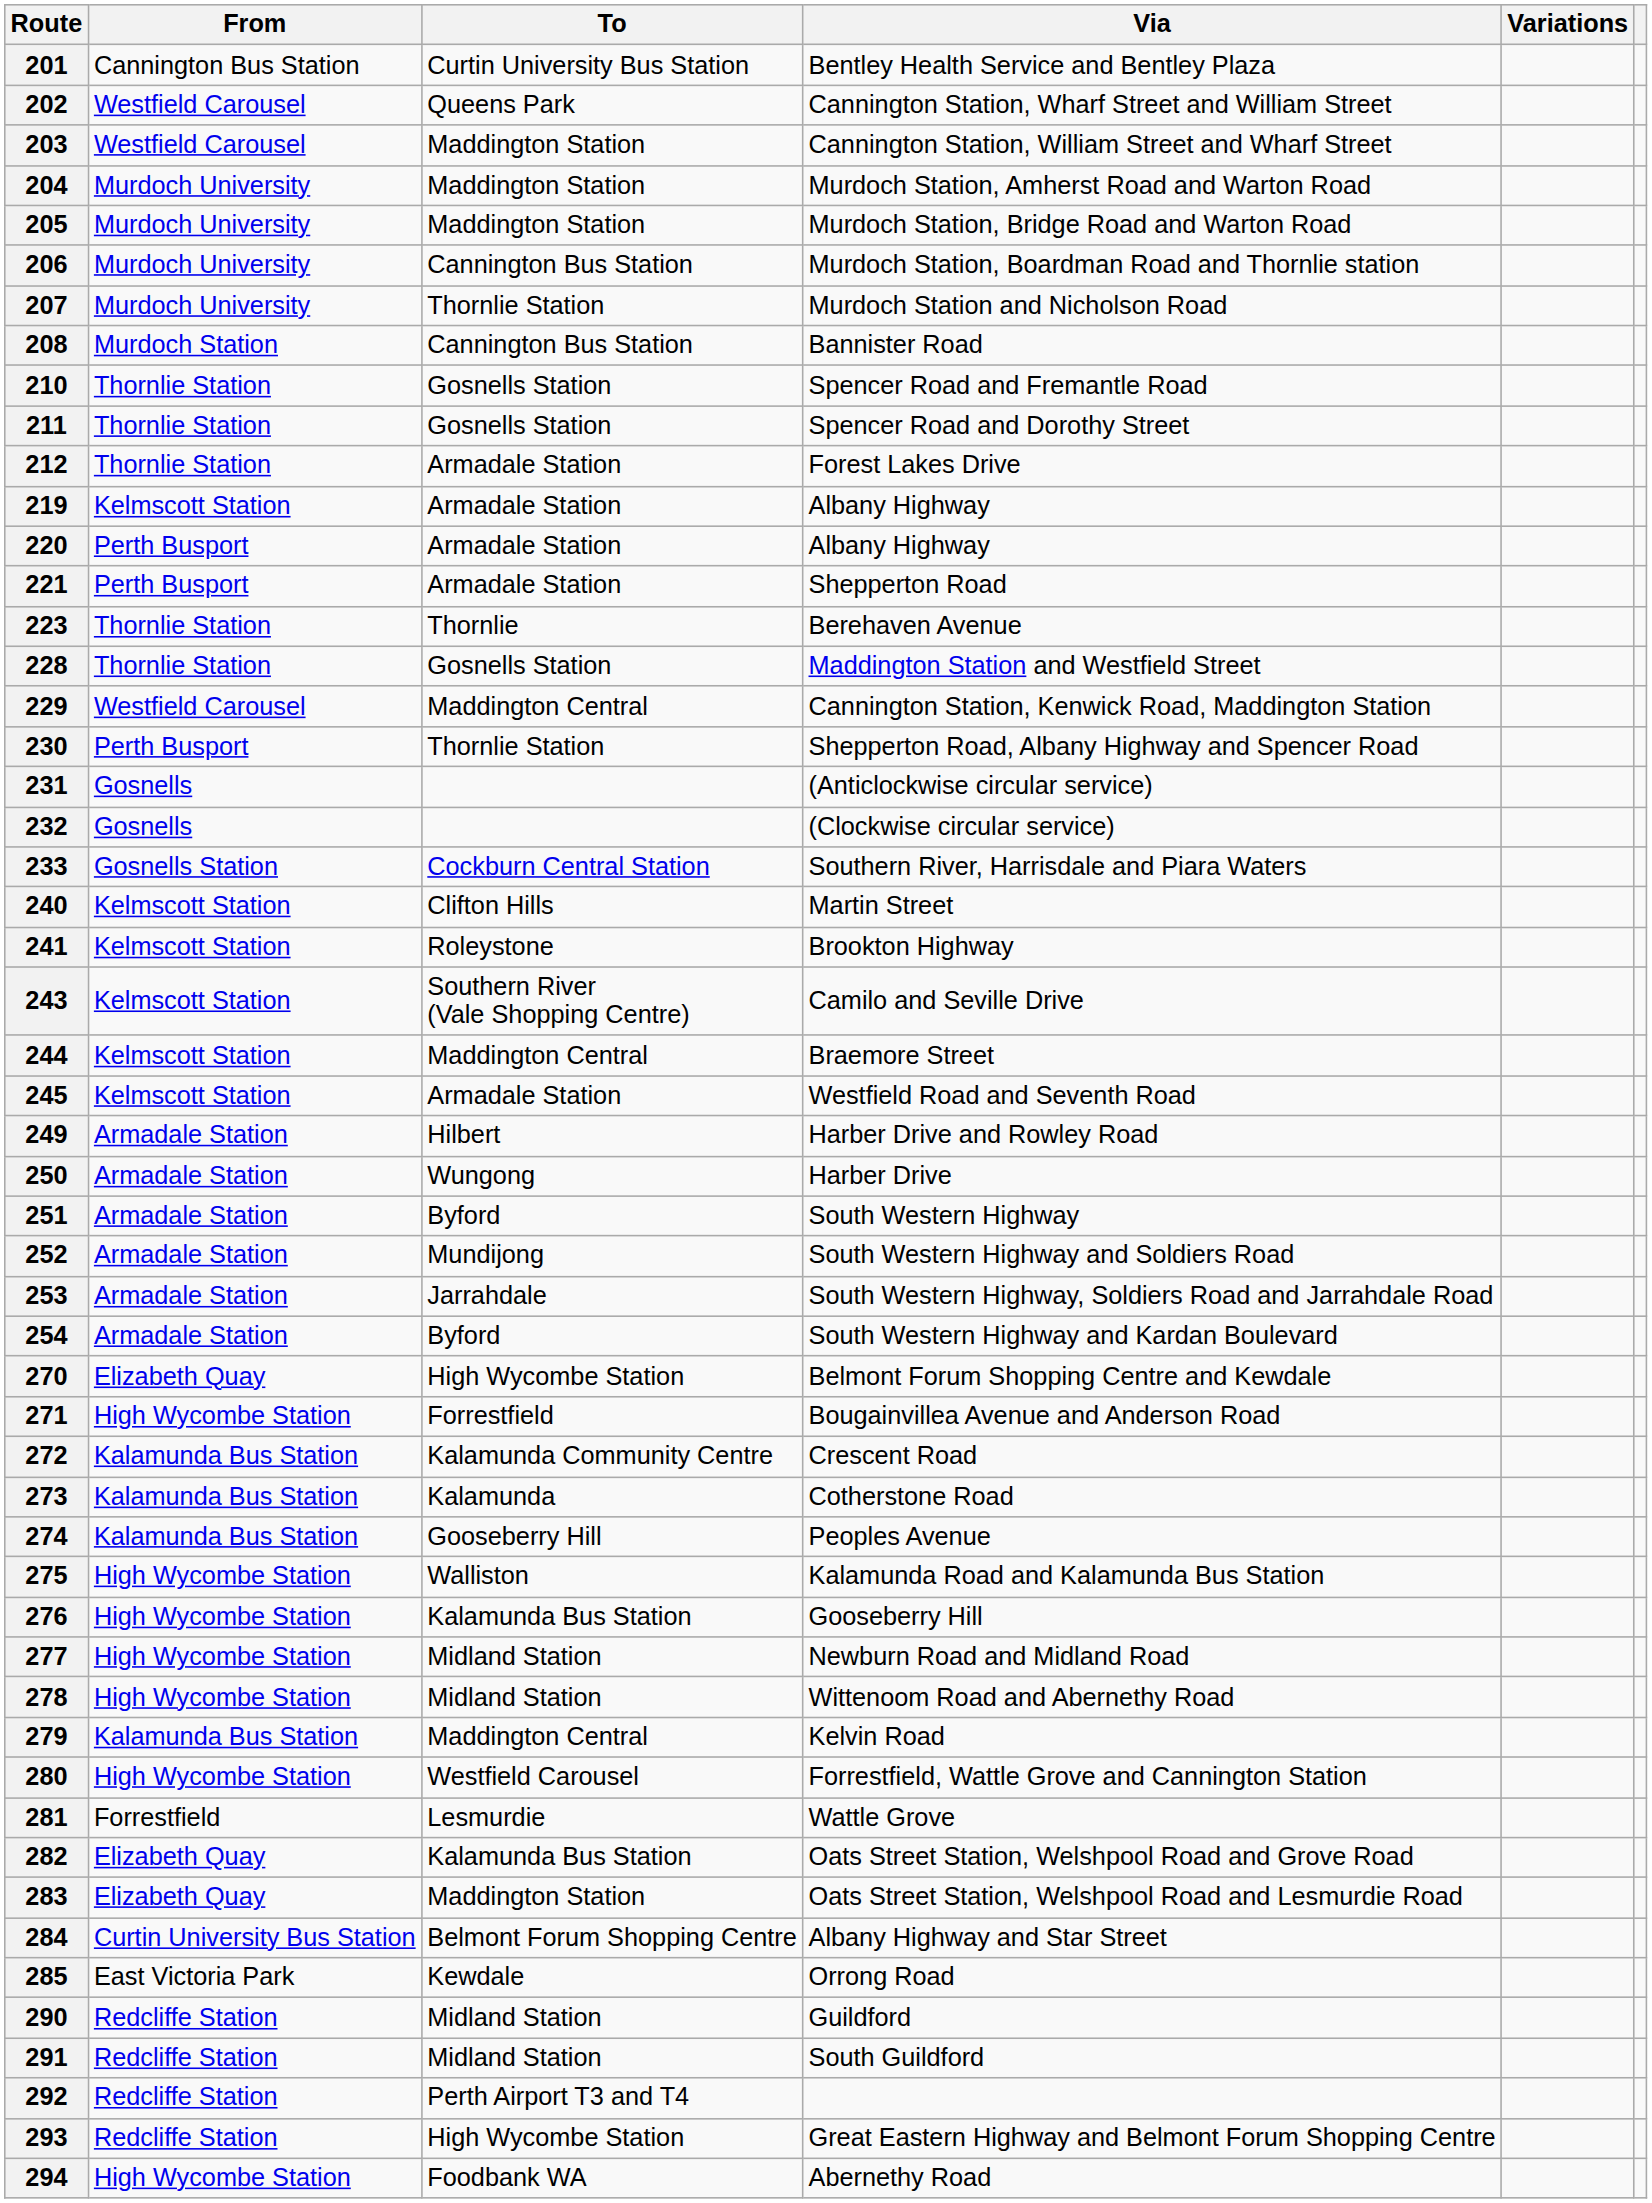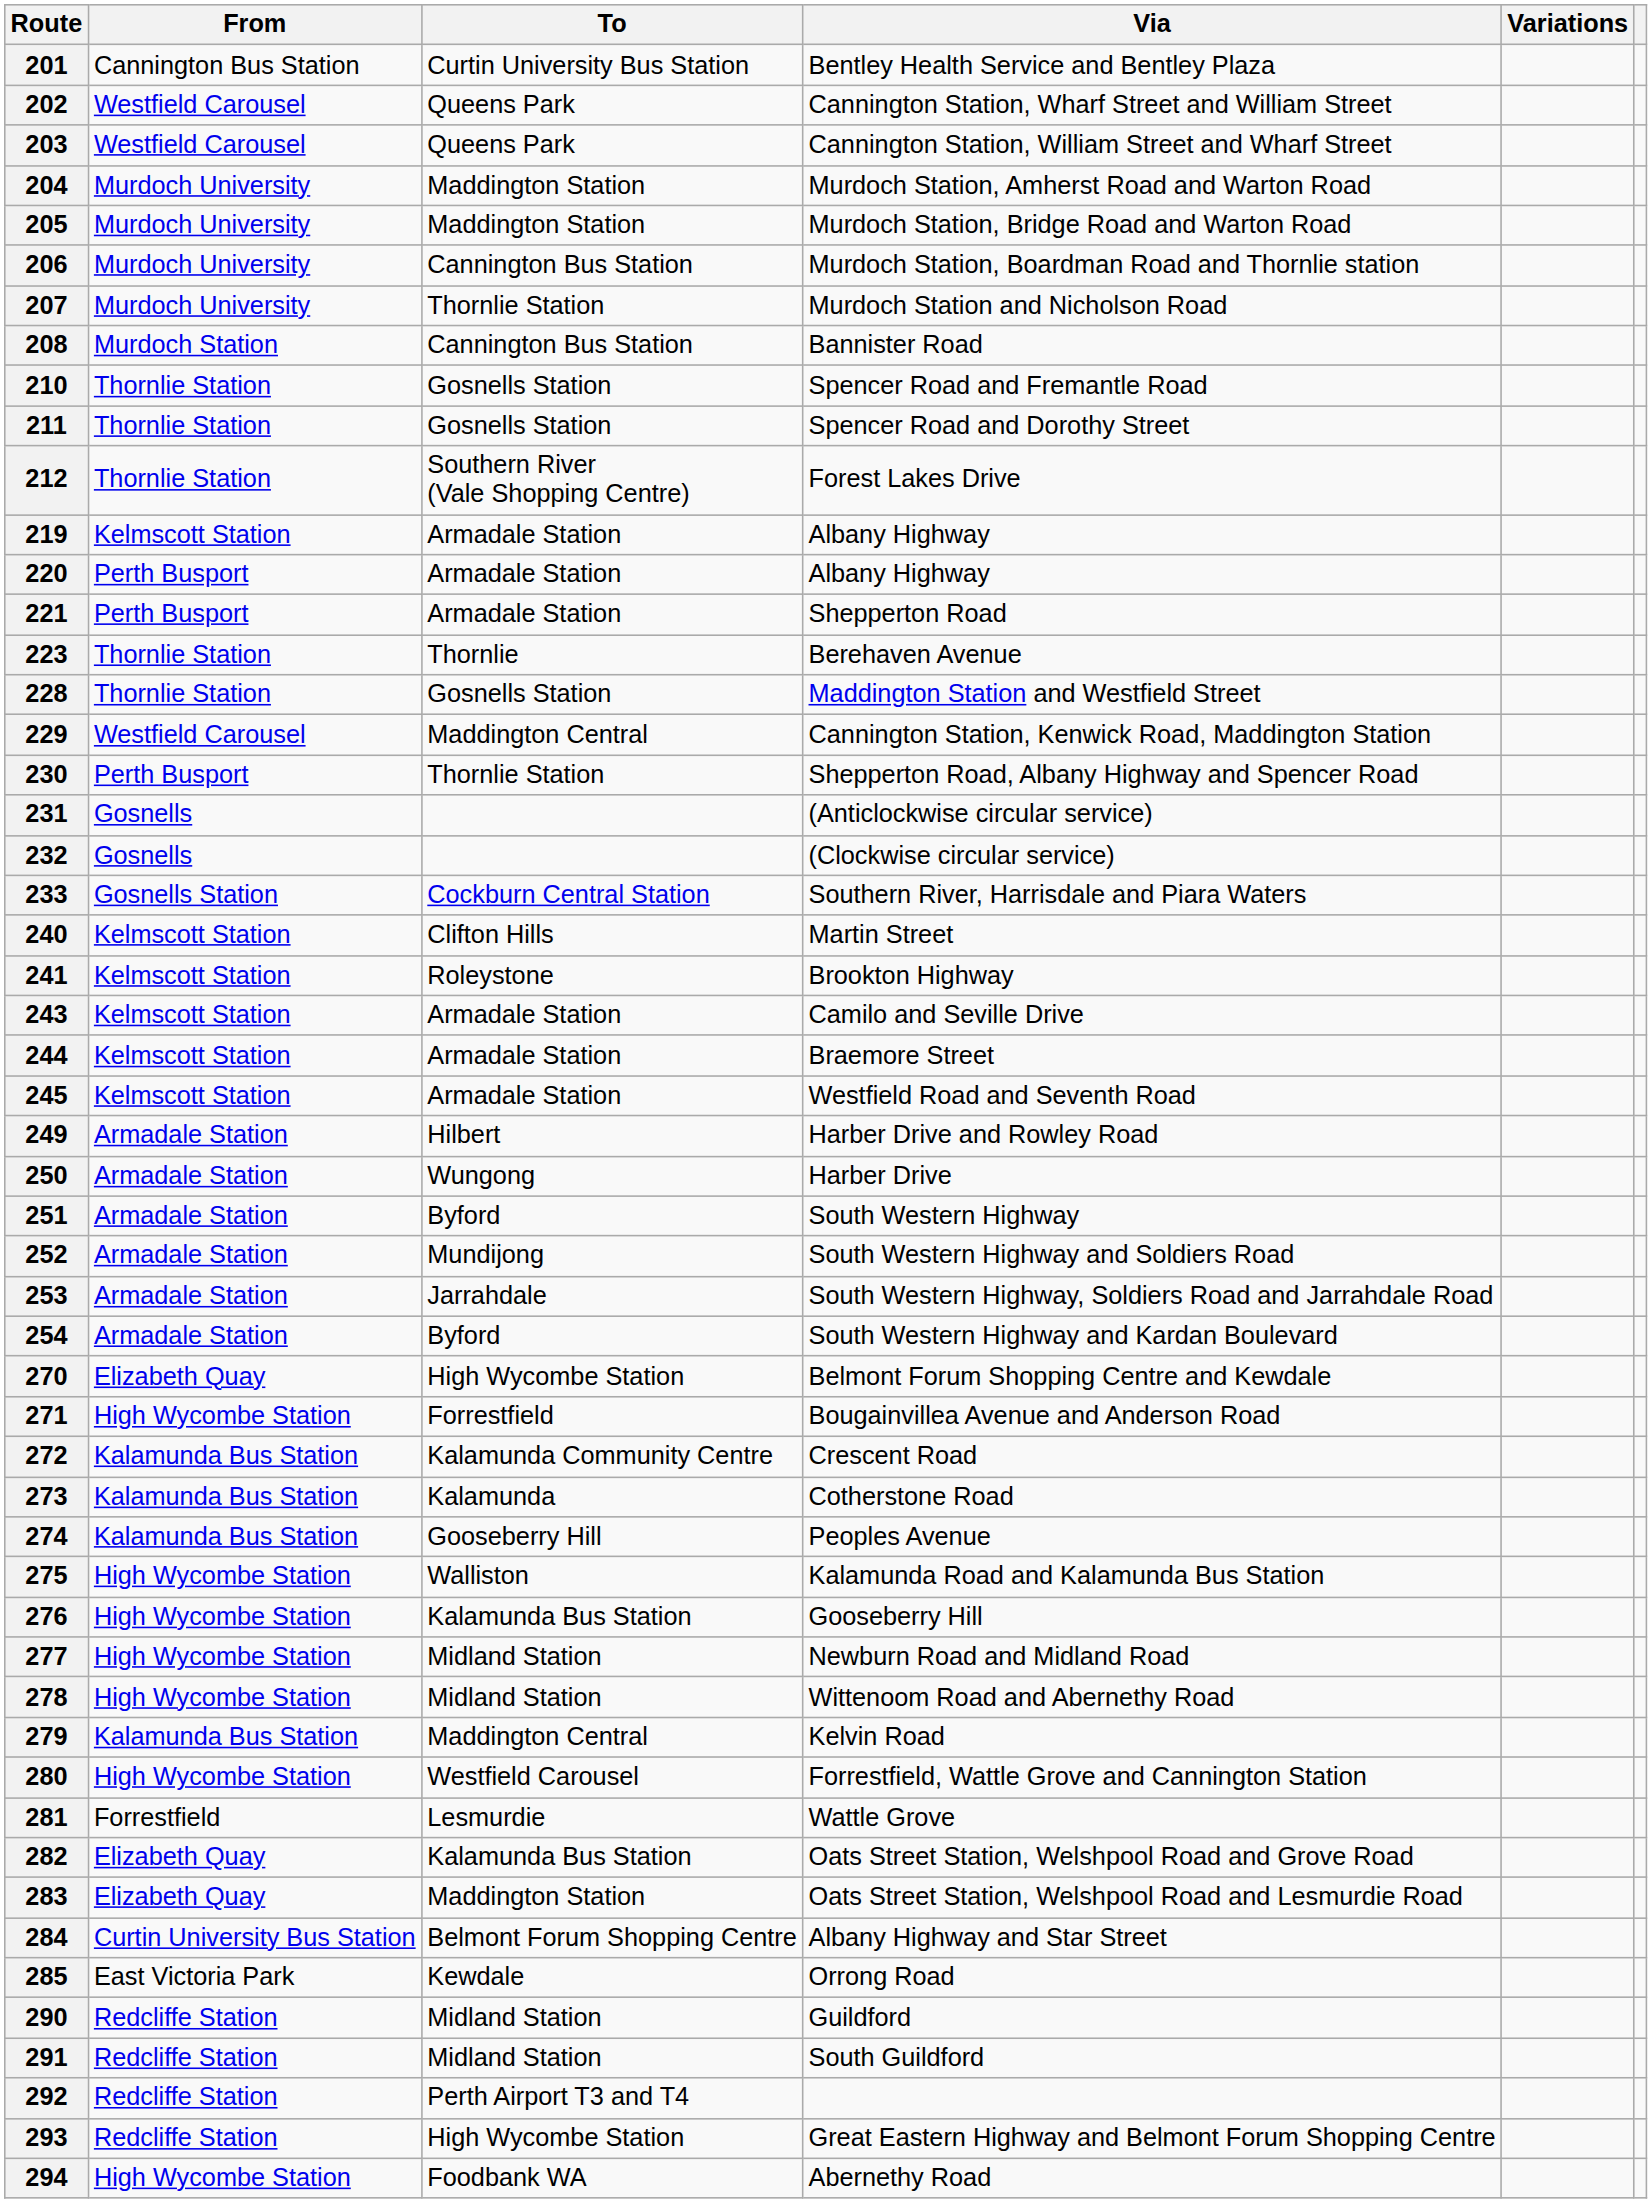(536, 144) Maddington Station -> (501, 144) Queens Park
(524, 465) Armadale Station -> (558, 479) Southern River (Vale Shopping Centre)
(558, 1000) Southern River (Vale Shopping Centre) -> (524, 1015) Armadale Station
(538, 1055) Maddington Central -> (524, 1055) Armadale Station
